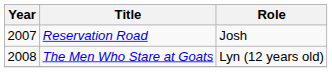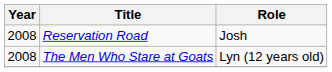(22, 35) 2007 -> (22, 35) 2008
